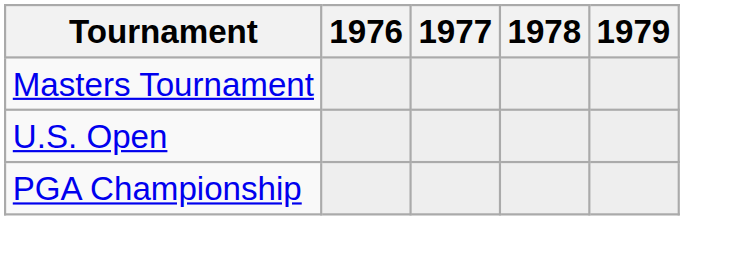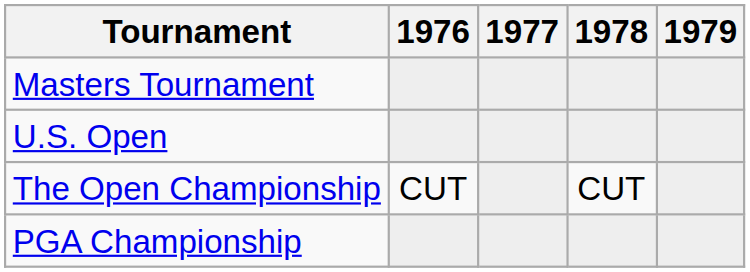+ row: (197, 189)
